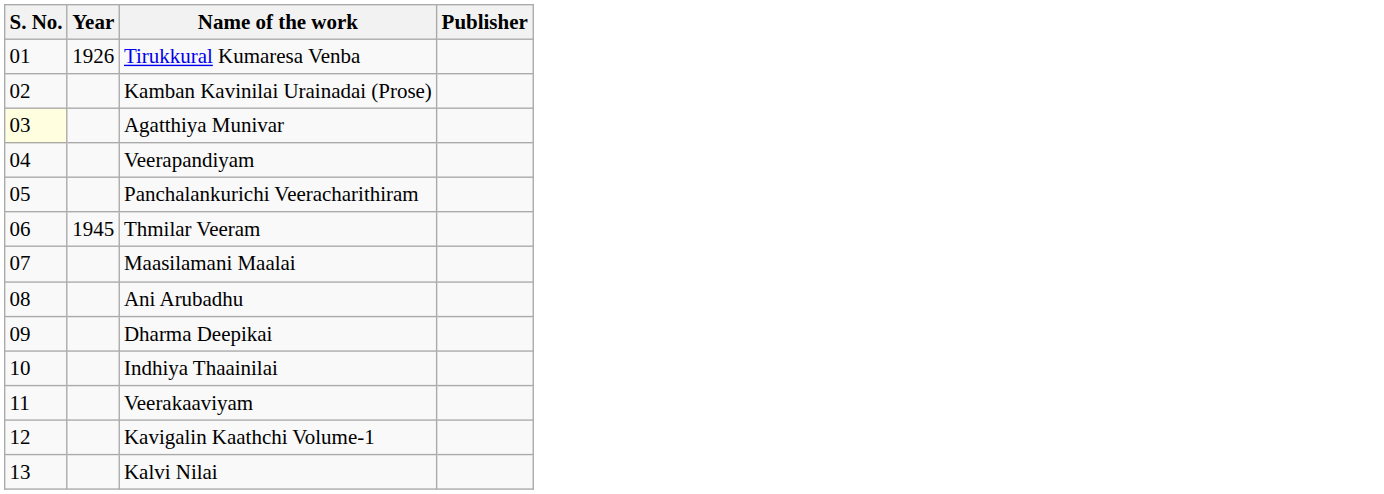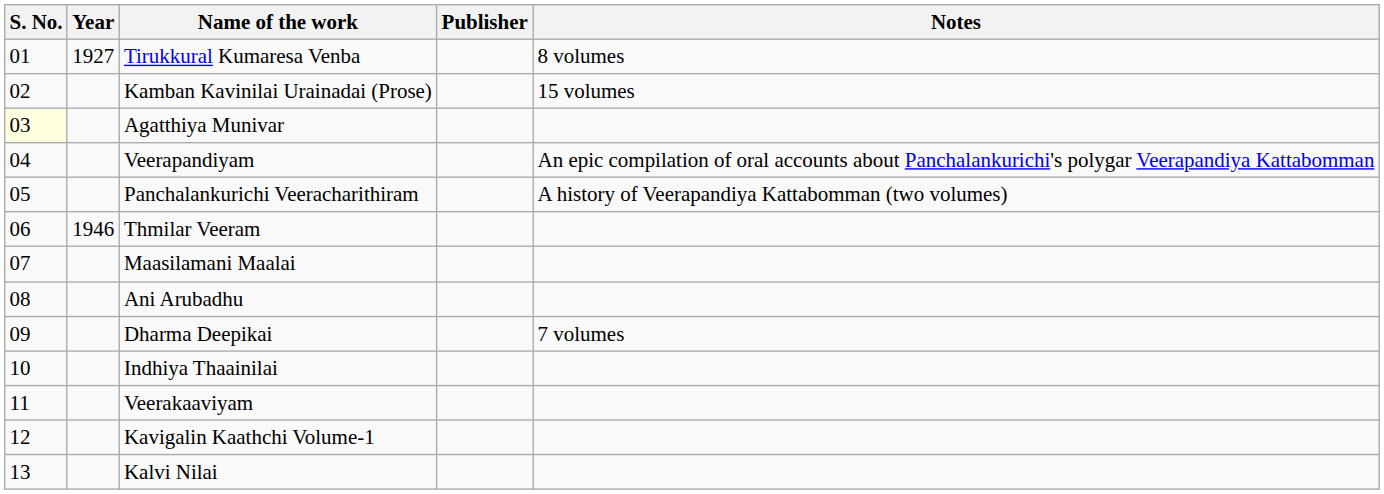+ column: (956, 21)
(93, 56) 1926 -> (93, 56) 1927
(93, 229) 1945 -> (93, 229) 1946
